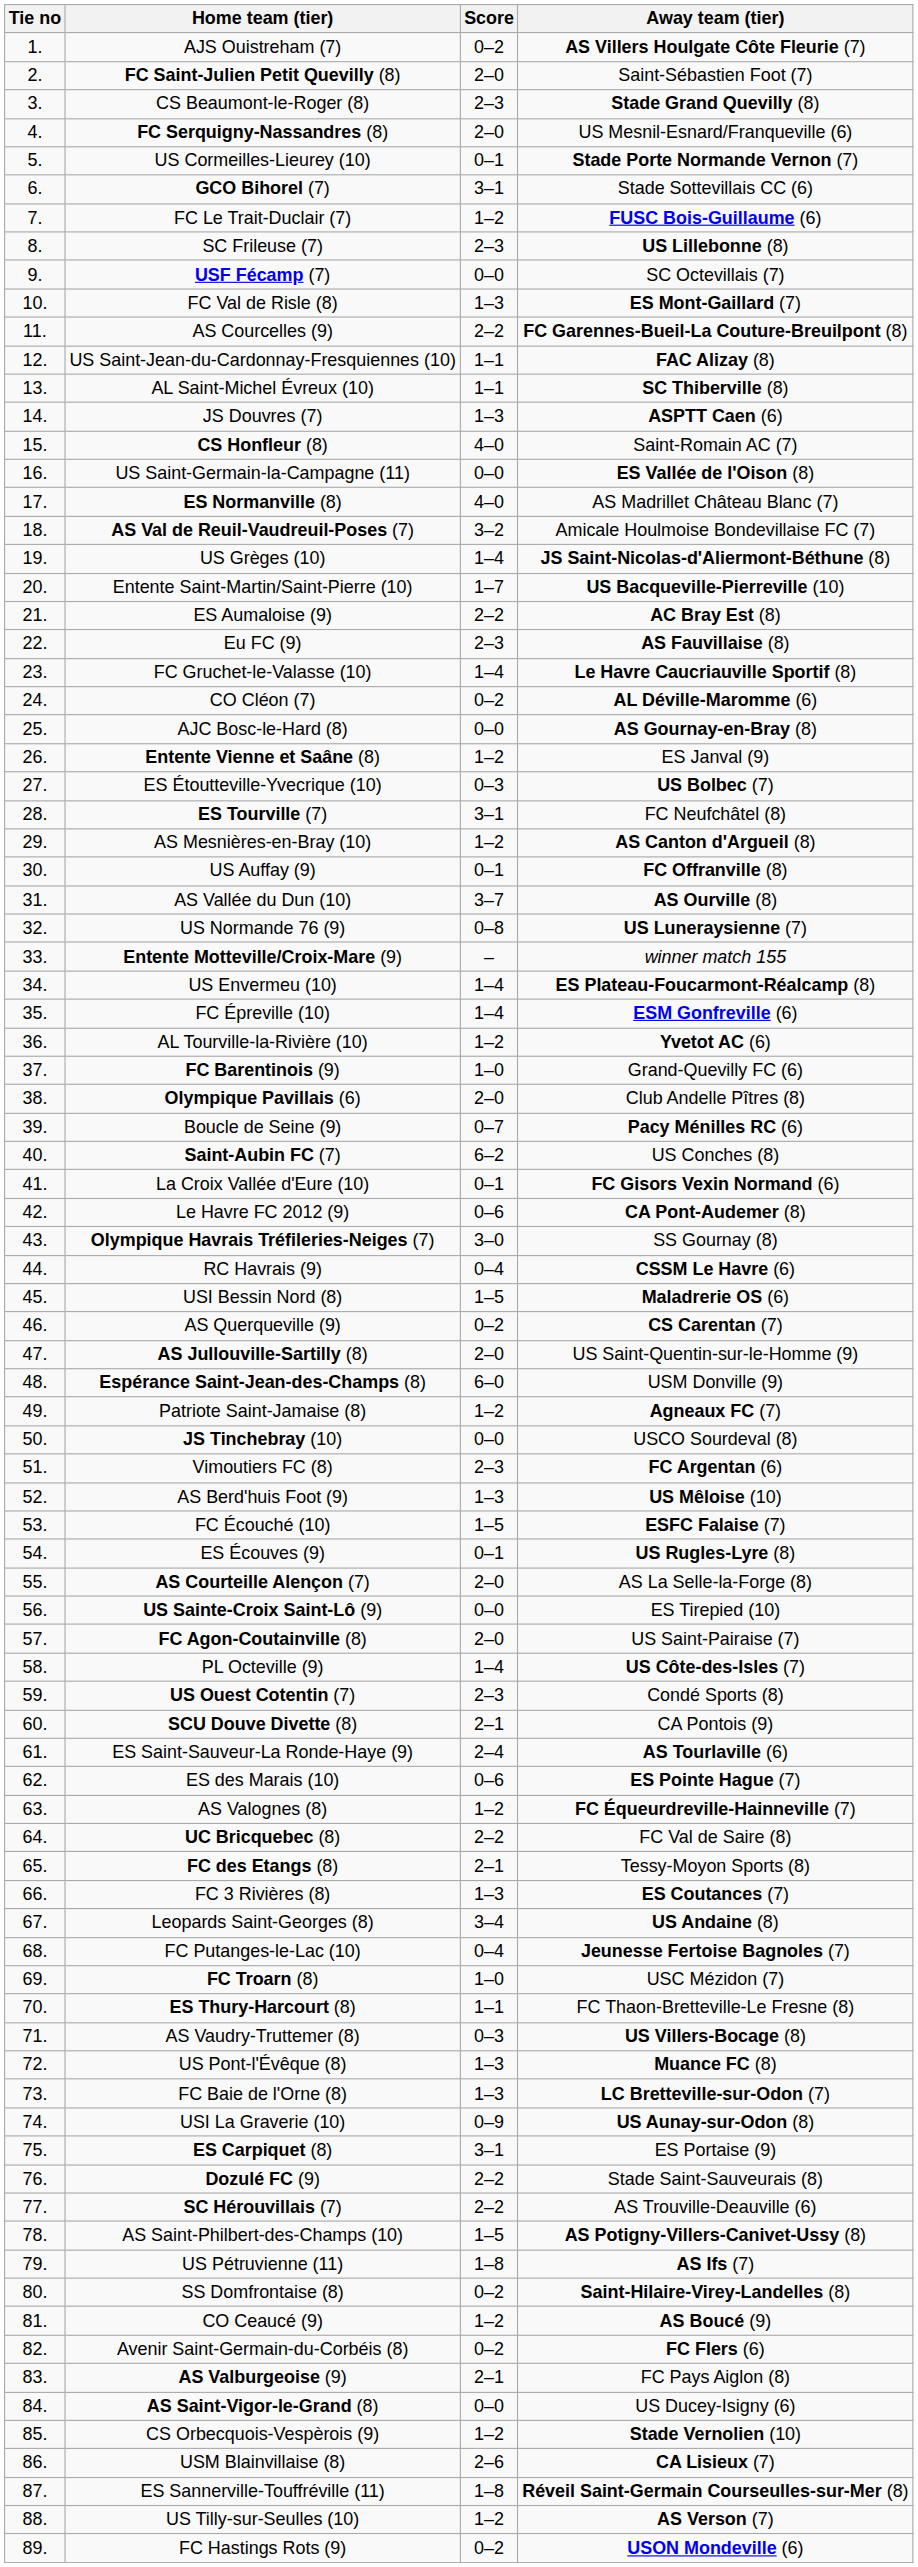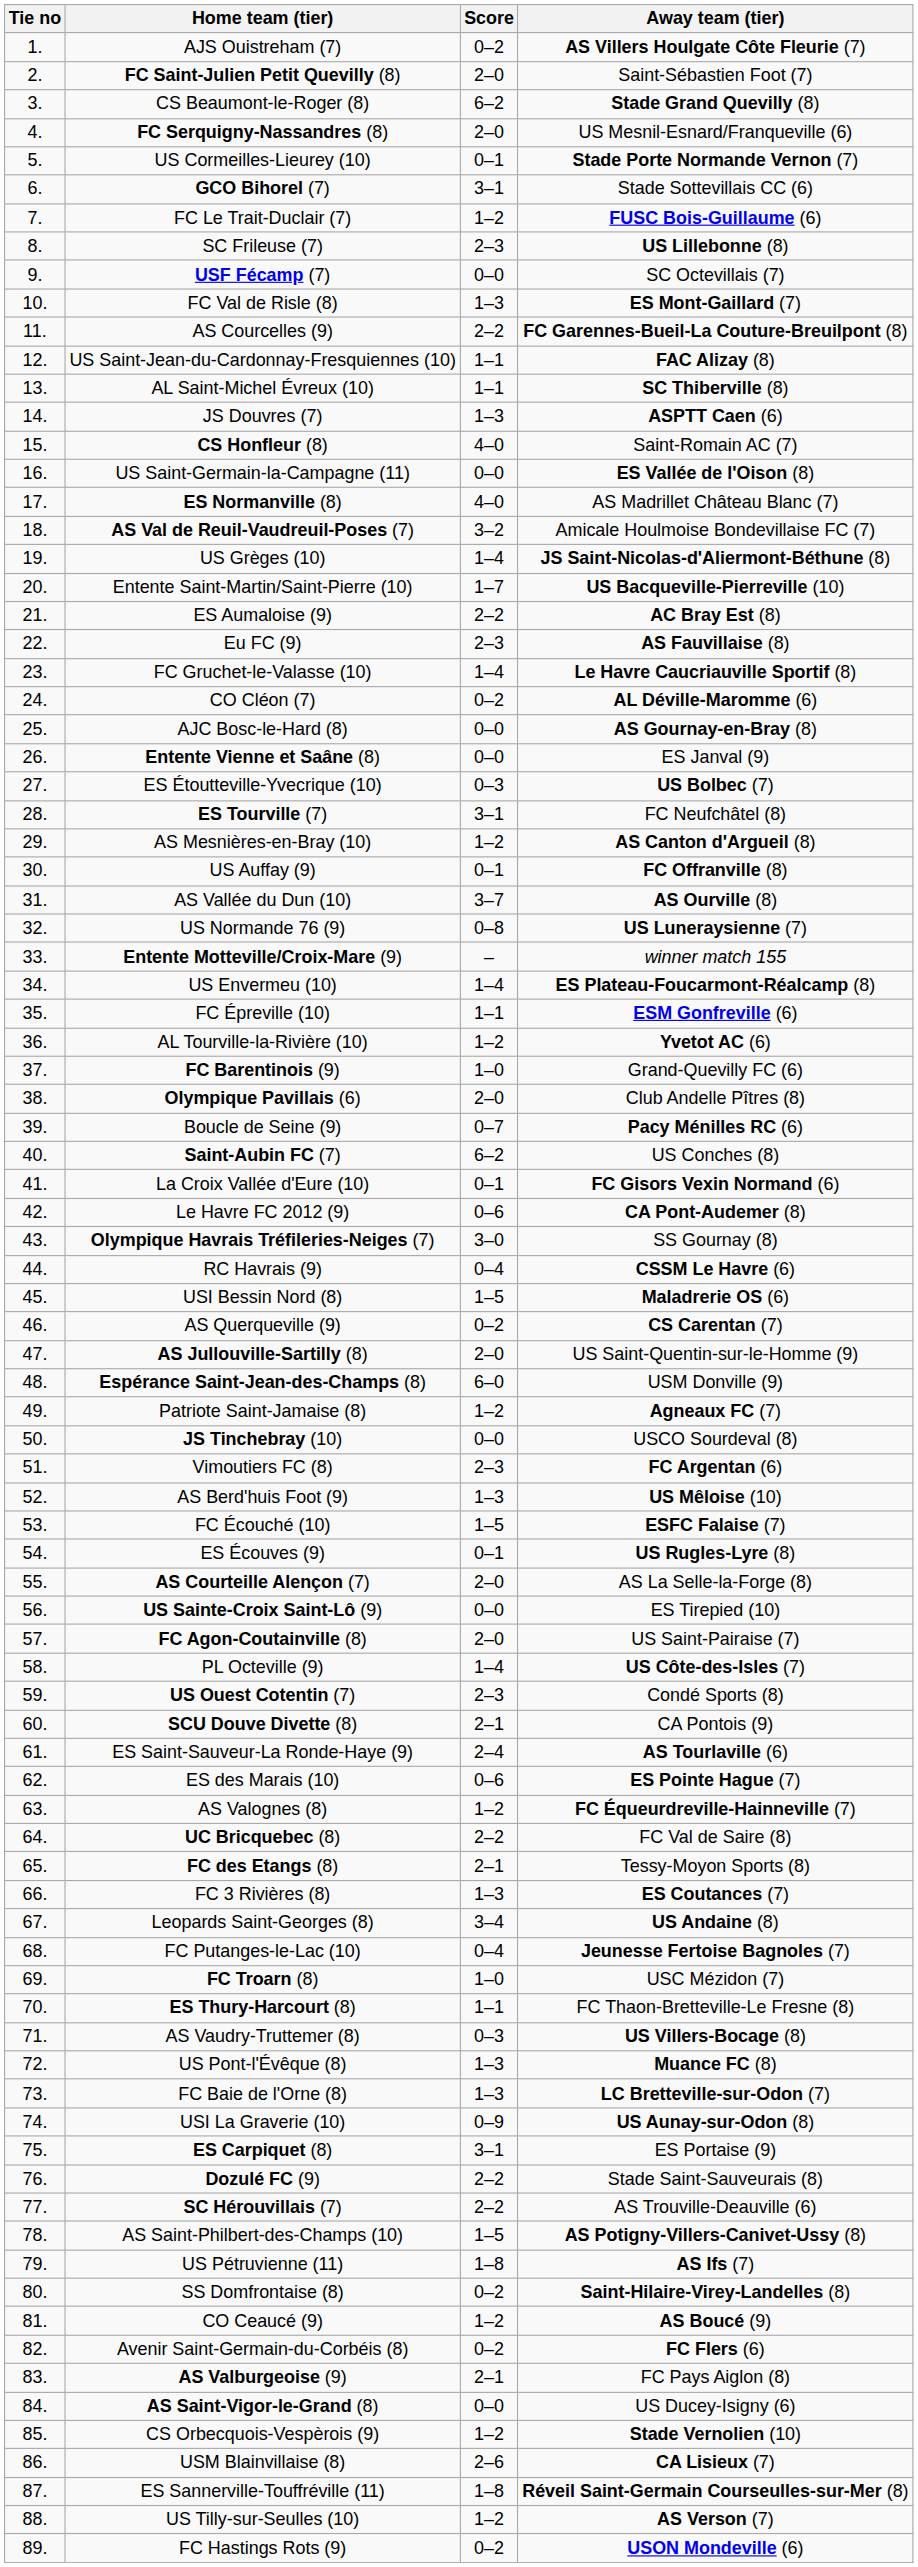(489, 103) 2–3 -> (489, 103) 6–2
(489, 757) 1–2 -> (489, 757) 0–0
(489, 1013) 1–4 -> (489, 1013) 1–1
